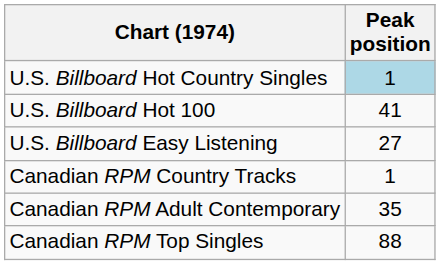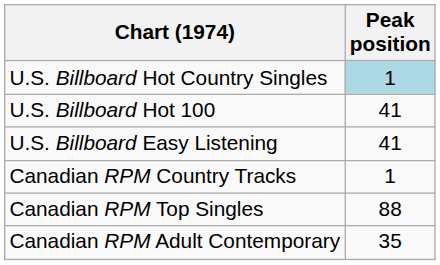(390, 143) 27 -> (390, 143) 41
rows swapped: (136, 242) <-> (175, 209)
